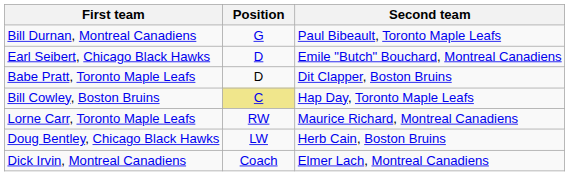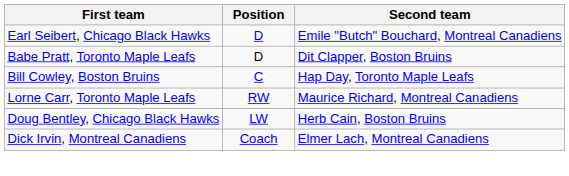- row: (102, 35)
(259, 98) khaki background -> (259, 77) no background
